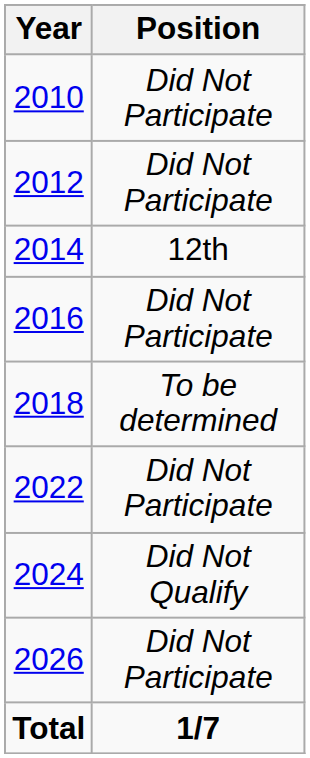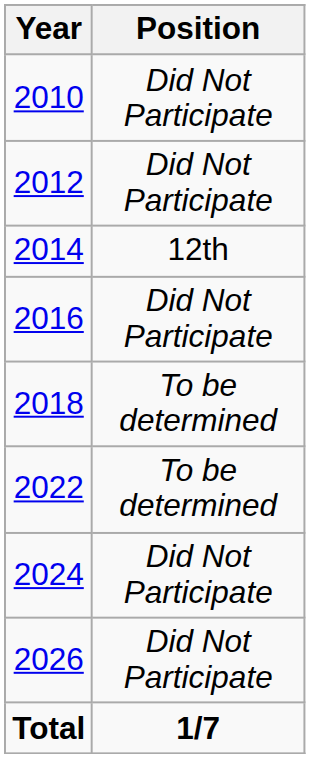(198, 488) Did Not Participate -> (198, 488) To be determined
(198, 574) Did Not Qualify -> (198, 574) Did Not Participate
